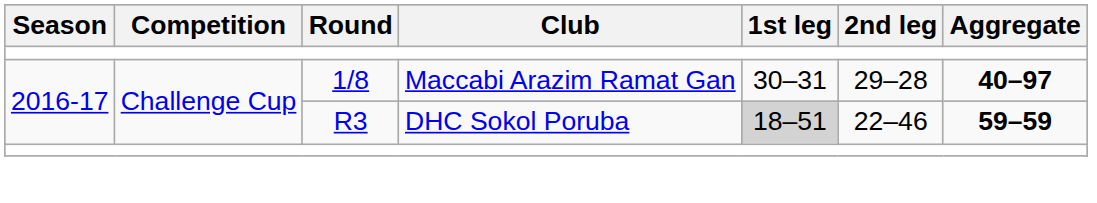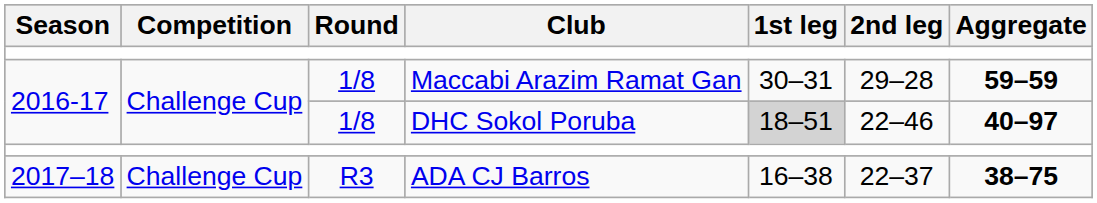(1015, 79) 40–97 -> (1021, 79) 59–59
(351, 122) R3 -> (357, 122) 1/8
(1015, 122) 59–59 -> (1021, 122) 40–97
+ row: (63, 176)
